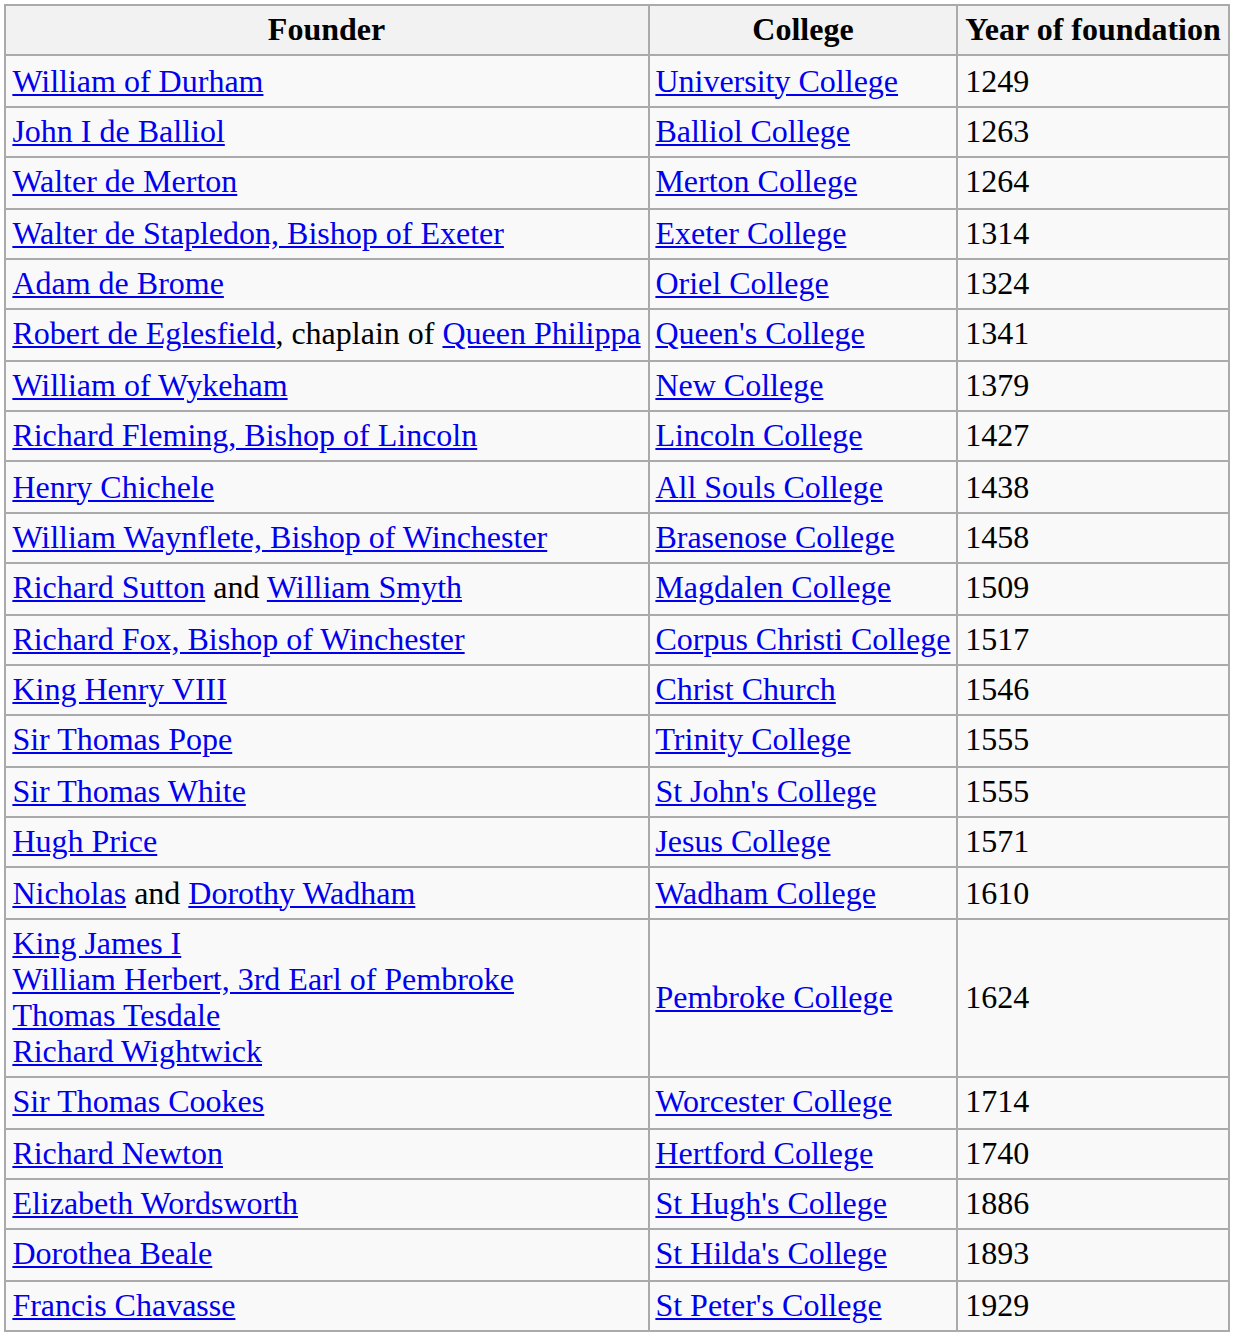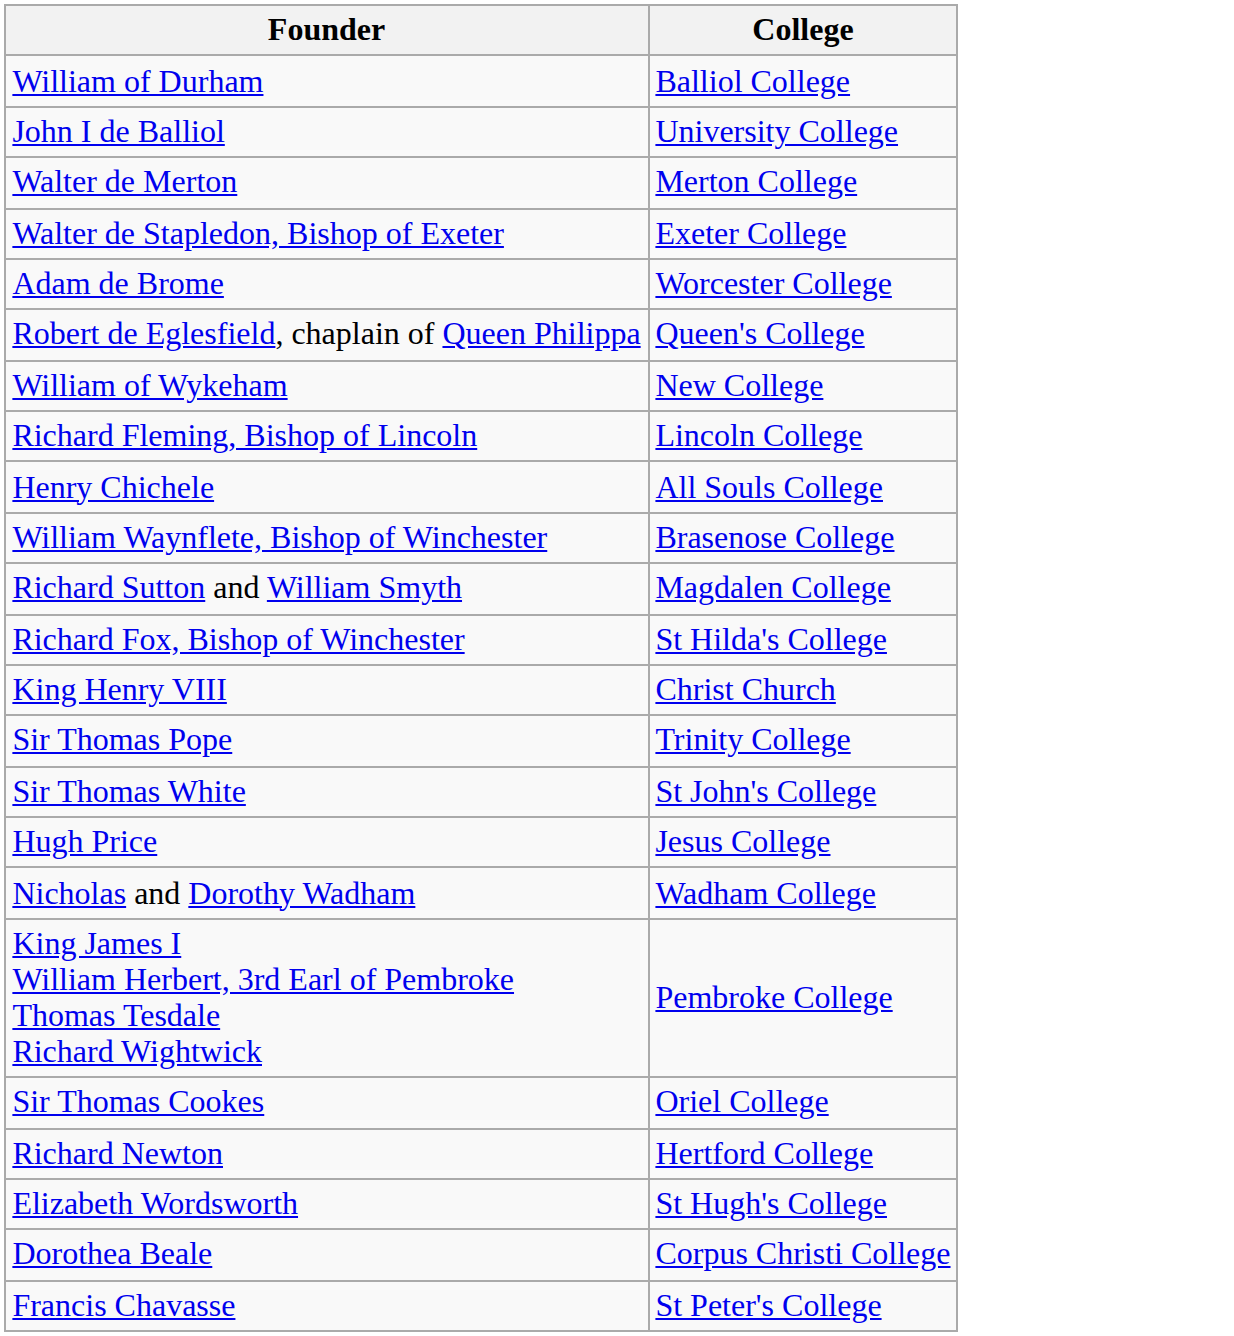- column: (1093, 29)
(777, 80) University College -> (753, 80) Balliol College
(753, 131) Balliol College -> (777, 131) University College
(742, 283) Oriel College -> (774, 283) Worcester College
(803, 638) Corpus Christi College -> (771, 638) St Hilda's College
(774, 1102) Worcester College -> (742, 1102) Oriel College
(771, 1254) St Hilda's College -> (803, 1254) Corpus Christi College
